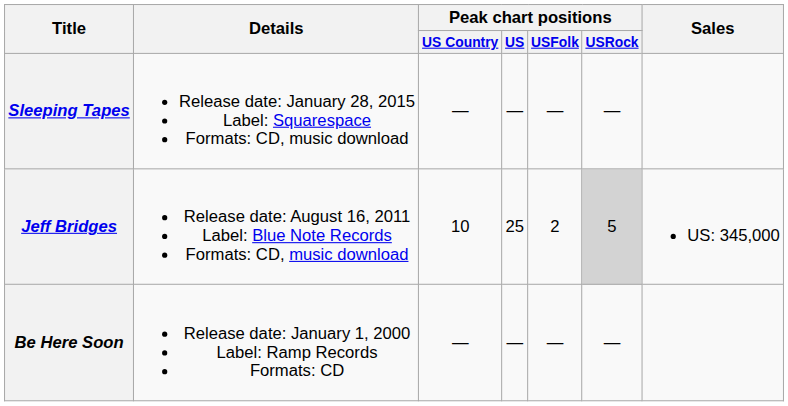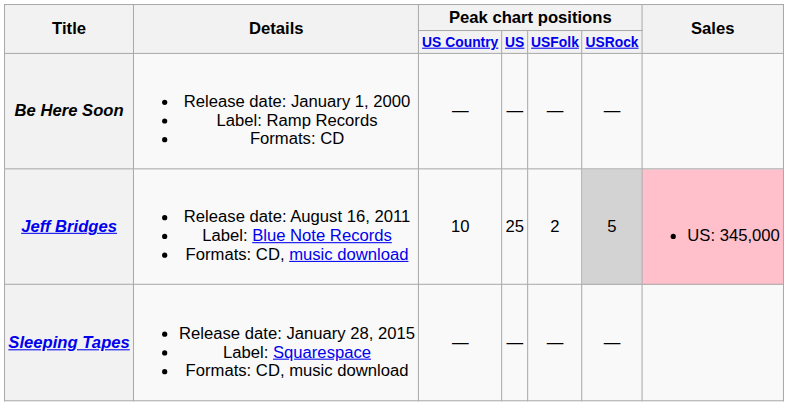rows swapped: (69, 342) <-> (69, 110)
(713, 236) no background -> (713, 236) pink background
